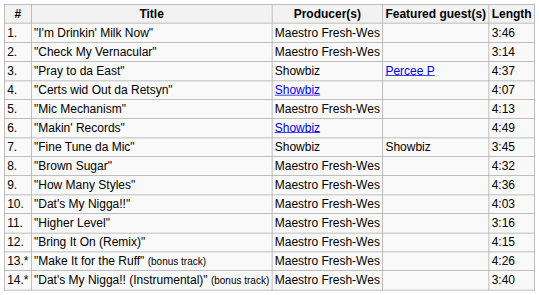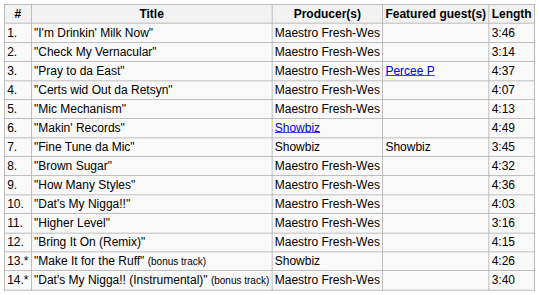(297, 71) Showbiz -> (327, 71) Maestro Fresh-Wes
(297, 90) Showbiz -> (327, 90) Maestro Fresh-Wes
(327, 261) Maestro Fresh-Wes -> (297, 261) Showbiz
